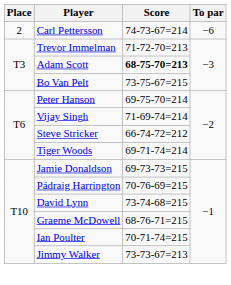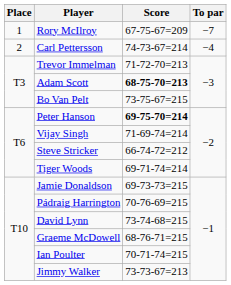+ row: (67, 30)
(208, 30) −6 -> (208, 47) −4
(157, 99) normal -> (157, 116) bold
